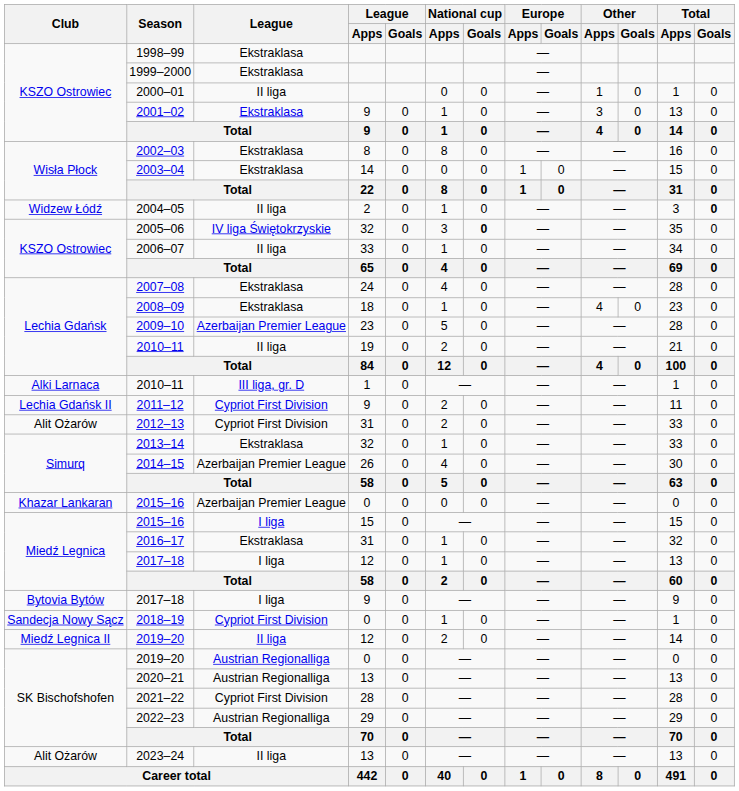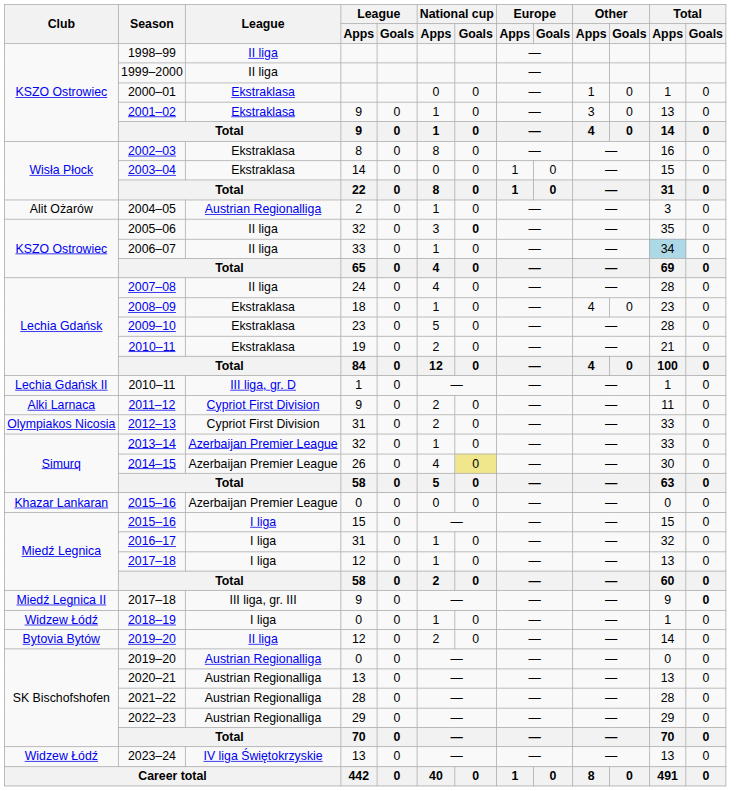(271, 53) Ekstraklasa -> (263, 53) II liga
(271, 72) Ekstraklasa -> (263, 72) II liga
(271, 92) II liga -> (263, 92) Ekstraklasa
(65, 209) Widzew Łódź -> (61, 209) Alit Ożarów
(271, 209) II liga -> (263, 209) Austrian Regionalliga
(714, 209) bold -> (706, 209) normal
(271, 229) IV liga Świętokrzyskie -> (263, 229) II liga
(676, 248) no background -> (668, 248) lightblue background
(271, 287) Ekstraklasa -> (263, 287) II liga
(271, 326) Azerbaijan Premier League -> (263, 326) Ekstraklasa
(271, 346) II liga -> (263, 346) Ekstraklasa
(65, 385) Alki Larnaca -> (61, 385) Lechia Gdańsk II
(65, 405) Lechia Gdańsk II -> (61, 405) Alki Larnaca
(65, 424) Alit Ożarów -> (61, 424) Olympiakos Nicosia
(271, 444) Ekstraklasa -> (263, 444) Azerbaijan Premier League
(484, 463) no background -> (476, 463) khaki background
(271, 541) Ekstraklasa -> (263, 541) I liga
(65, 600) Bytovia Bytów -> (61, 600) Miedź Legnica II
(271, 600) I liga -> (263, 600) III liga, gr. III
(714, 600) normal -> (706, 600) bold
(65, 619) Sandecja Nowy Sącz -> (61, 619) Widzew Łódź
(271, 619) Cypriot First Division -> (263, 619) I liga
(65, 639) Miedź Legnica II -> (61, 639) Bytovia Bytów
(271, 698) Cypriot First Division -> (263, 698) Austrian Regionalliga
(65, 756) Alit Ożarów -> (61, 756) Widzew Łódź
(271, 756) II liga -> (263, 756) IV liga Świętokrzyskie
